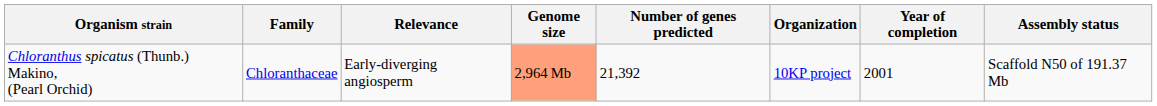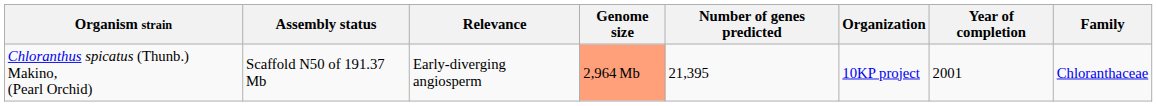columns swapped: (292, 24) <-> (1068, 24)
(620, 72) 21,392 -> (689, 72) 21,395
